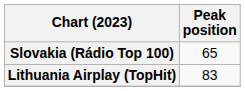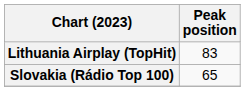rows swapped: (92, 75) <-> (92, 53)
